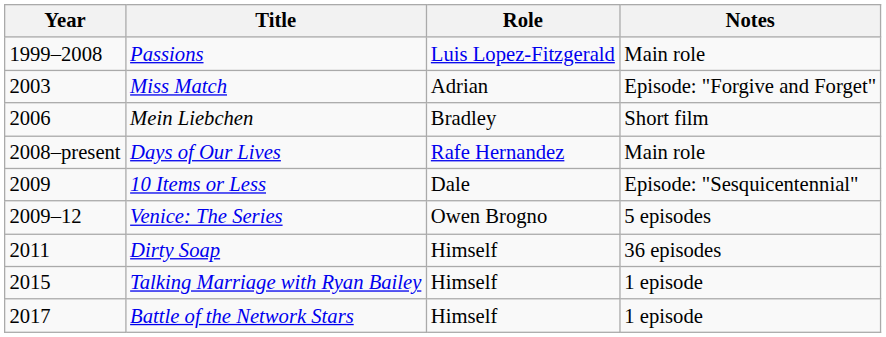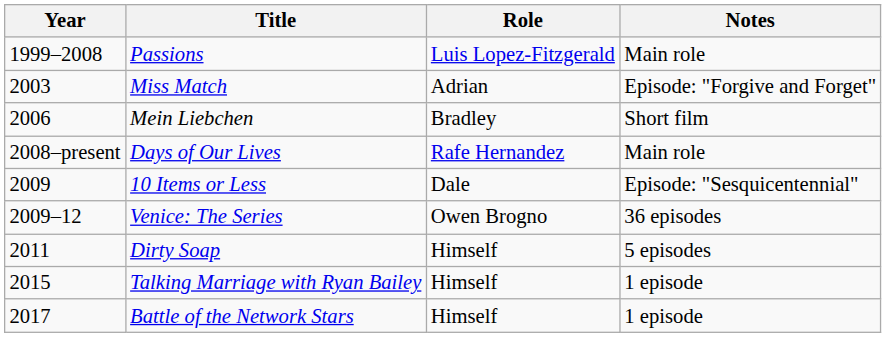(668, 217) 5 episodes -> (673, 217) 36 episodes
(673, 250) 36 episodes -> (668, 250) 5 episodes
